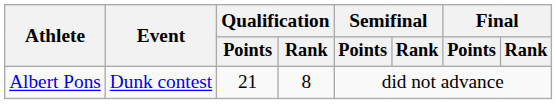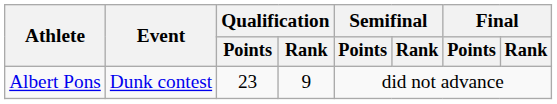(248, 82) 21 -> (248, 82) 23
(306, 82) 8 -> (306, 82) 9
